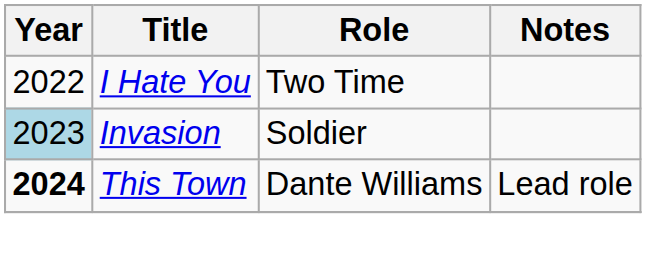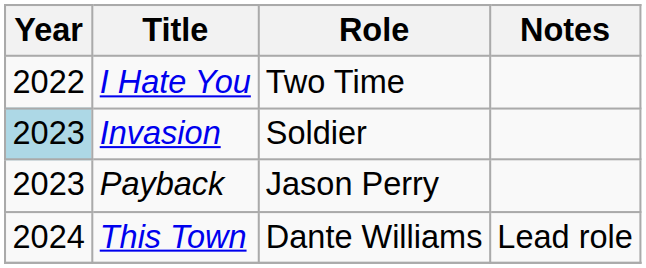+ row: (162, 184)
(49, 184) bold -> (49, 236) normal
